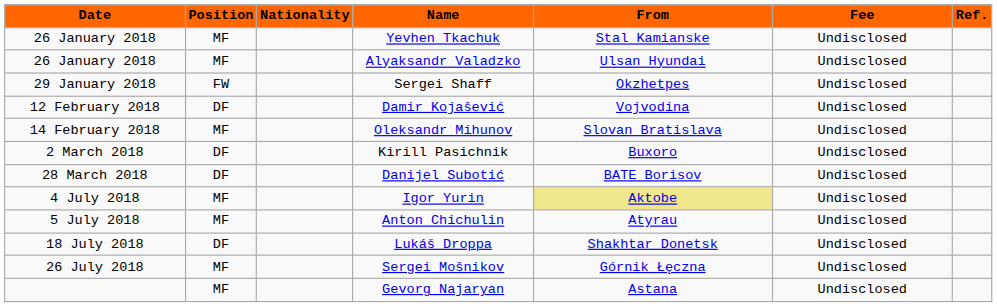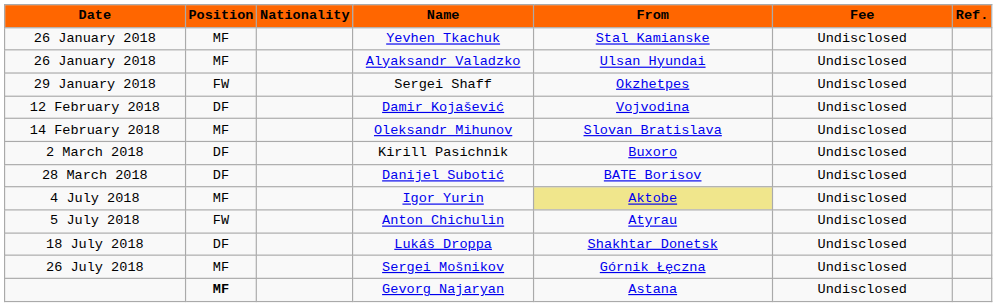(221, 221) MF -> (221, 221) FW
(221, 289) normal -> (221, 289) bold
